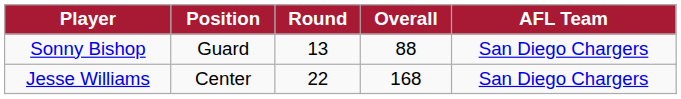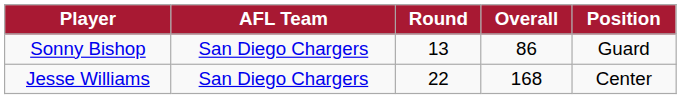columns swapped: (223, 19) <-> (563, 19)
(406, 49) 88 -> (526, 49) 86
